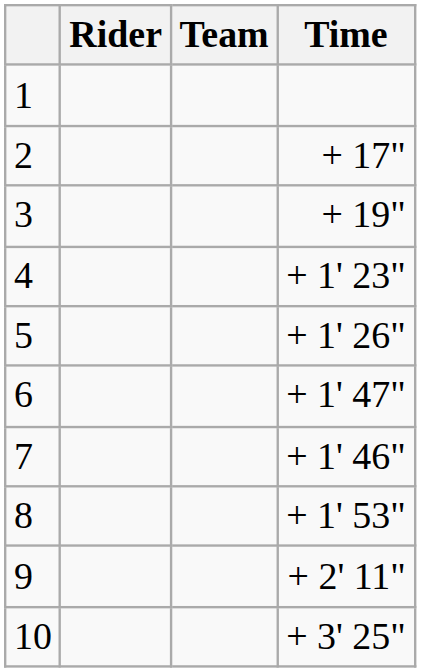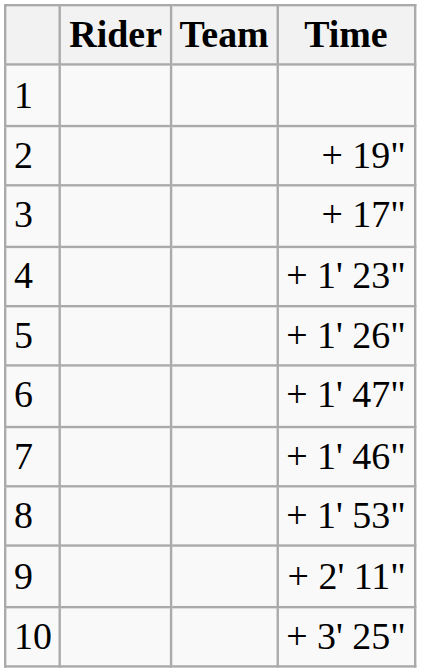(364, 154) + 17" -> (364, 154) + 19"
(364, 214) + 19" -> (364, 214) + 17"
